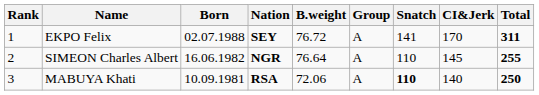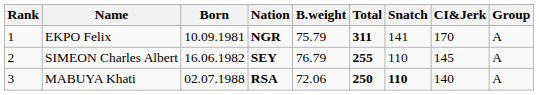columns swapped: (371, 15) <-> (515, 15)
(214, 36) 02.07.1988 -> (214, 36) 10.09.1981
(264, 36) SEY -> (266, 36) NGR
(311, 36) 76.72 -> (311, 36) 75.79
(266, 57) NGR -> (264, 57) SEY
(311, 57) 76.64 -> (311, 57) 76.79
(214, 79) 10.09.1981 -> (214, 79) 02.07.1988
